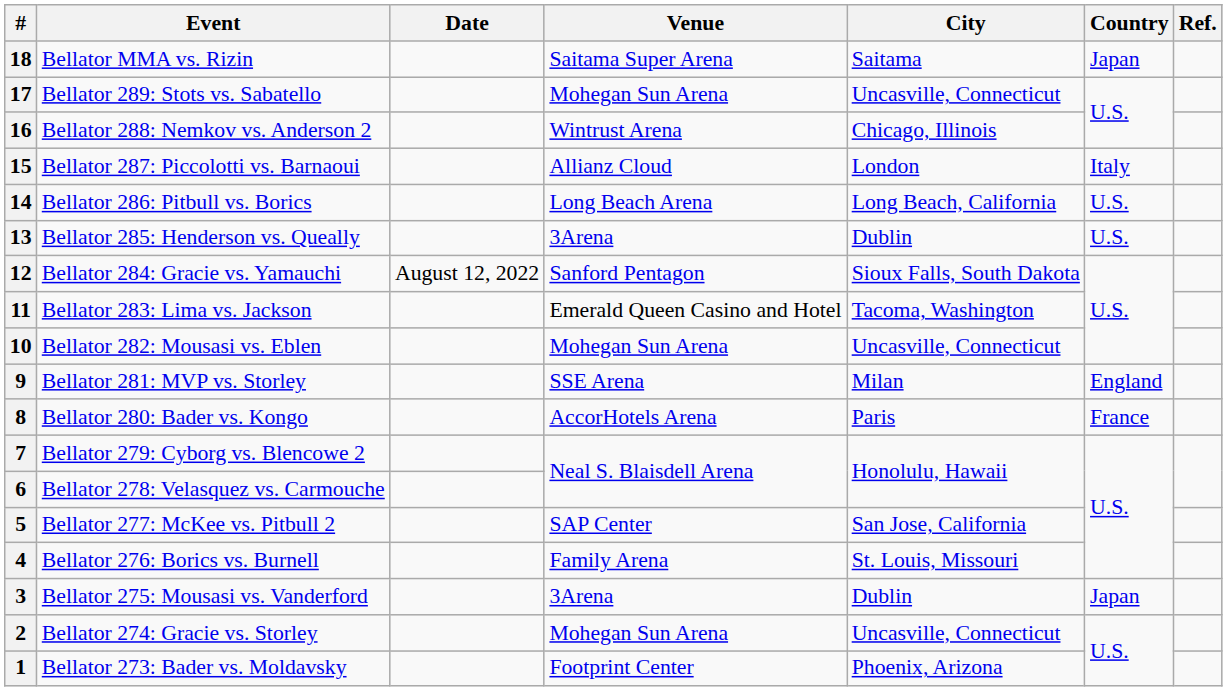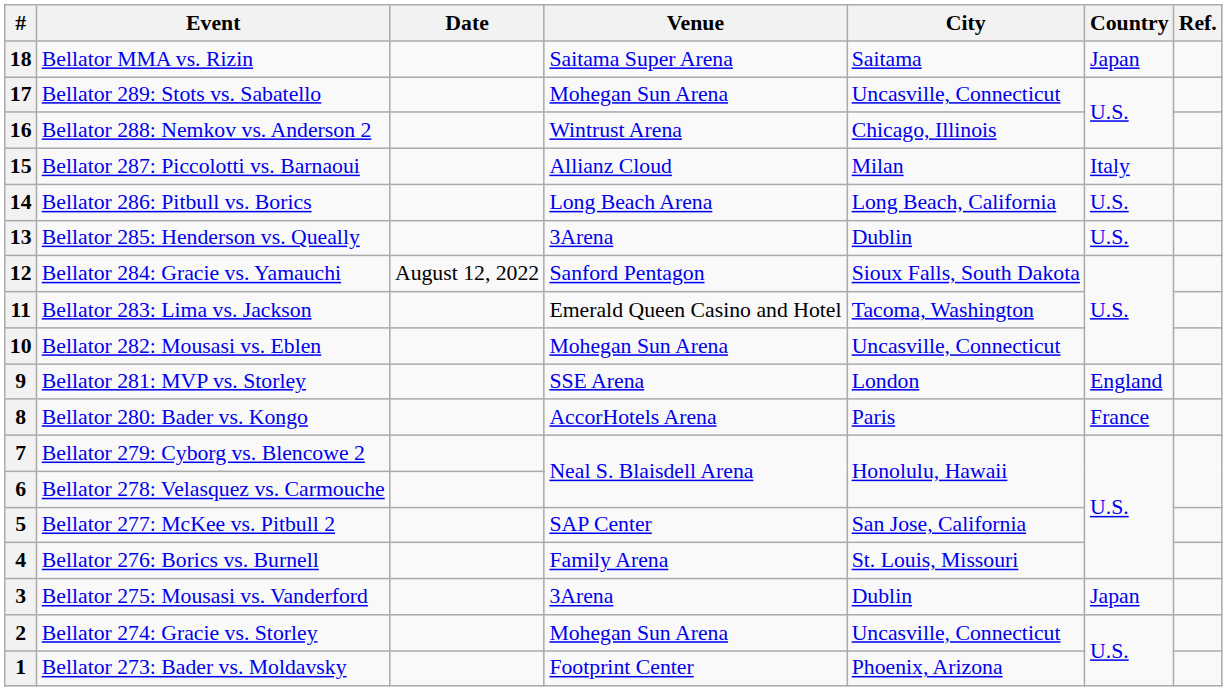(885, 166) London -> (878, 166) Milan
(878, 381) Milan -> (885, 381) London
